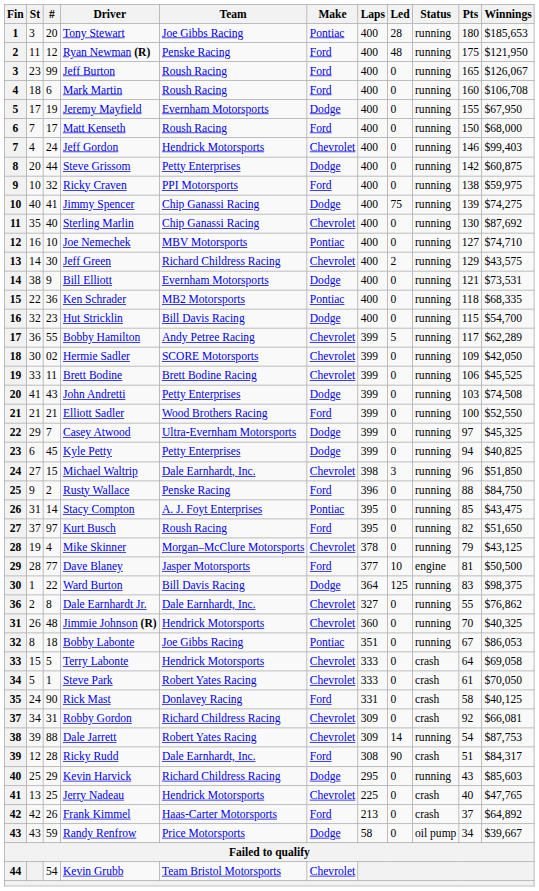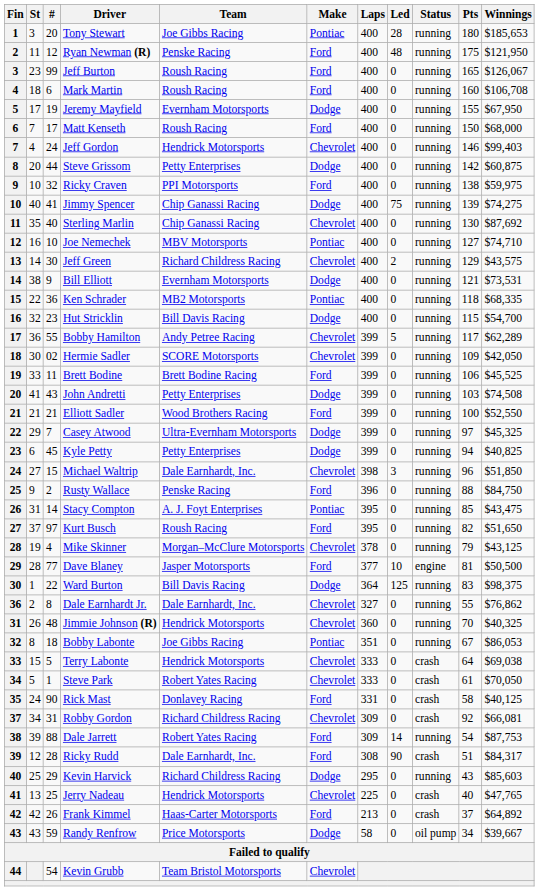(333, 376) Chevrolet -> (321, 376) Ford
(503, 661) $69,058 -> (503, 661) $69,038
(333, 738) Chevrolet -> (321, 738) Ford
